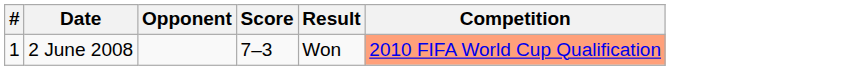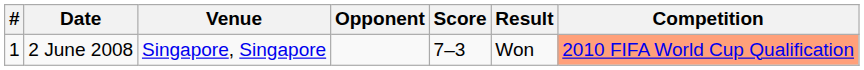+ column: (234, 19)
